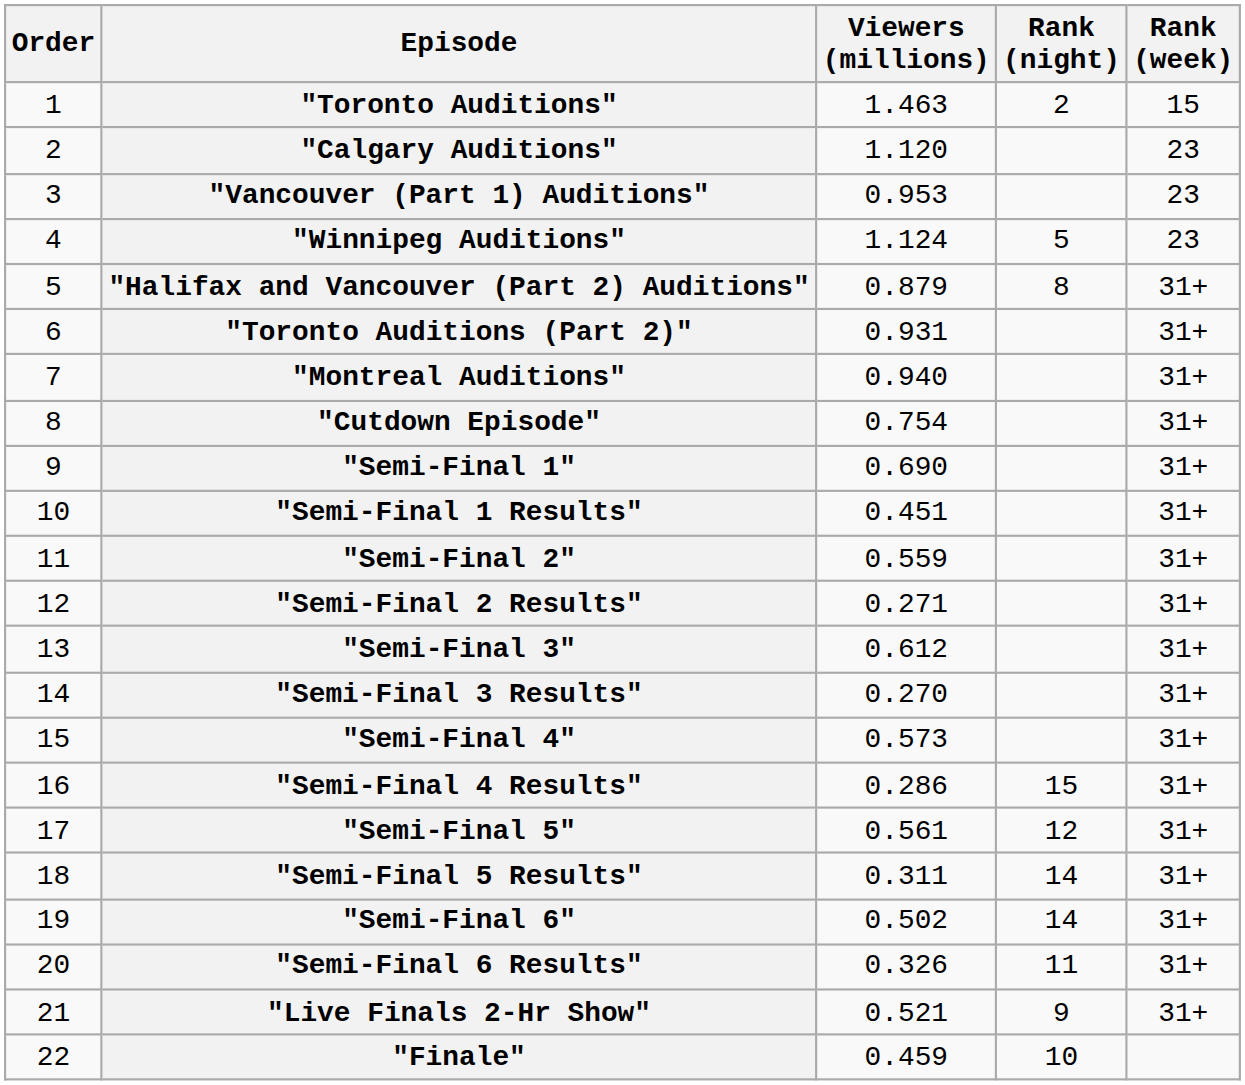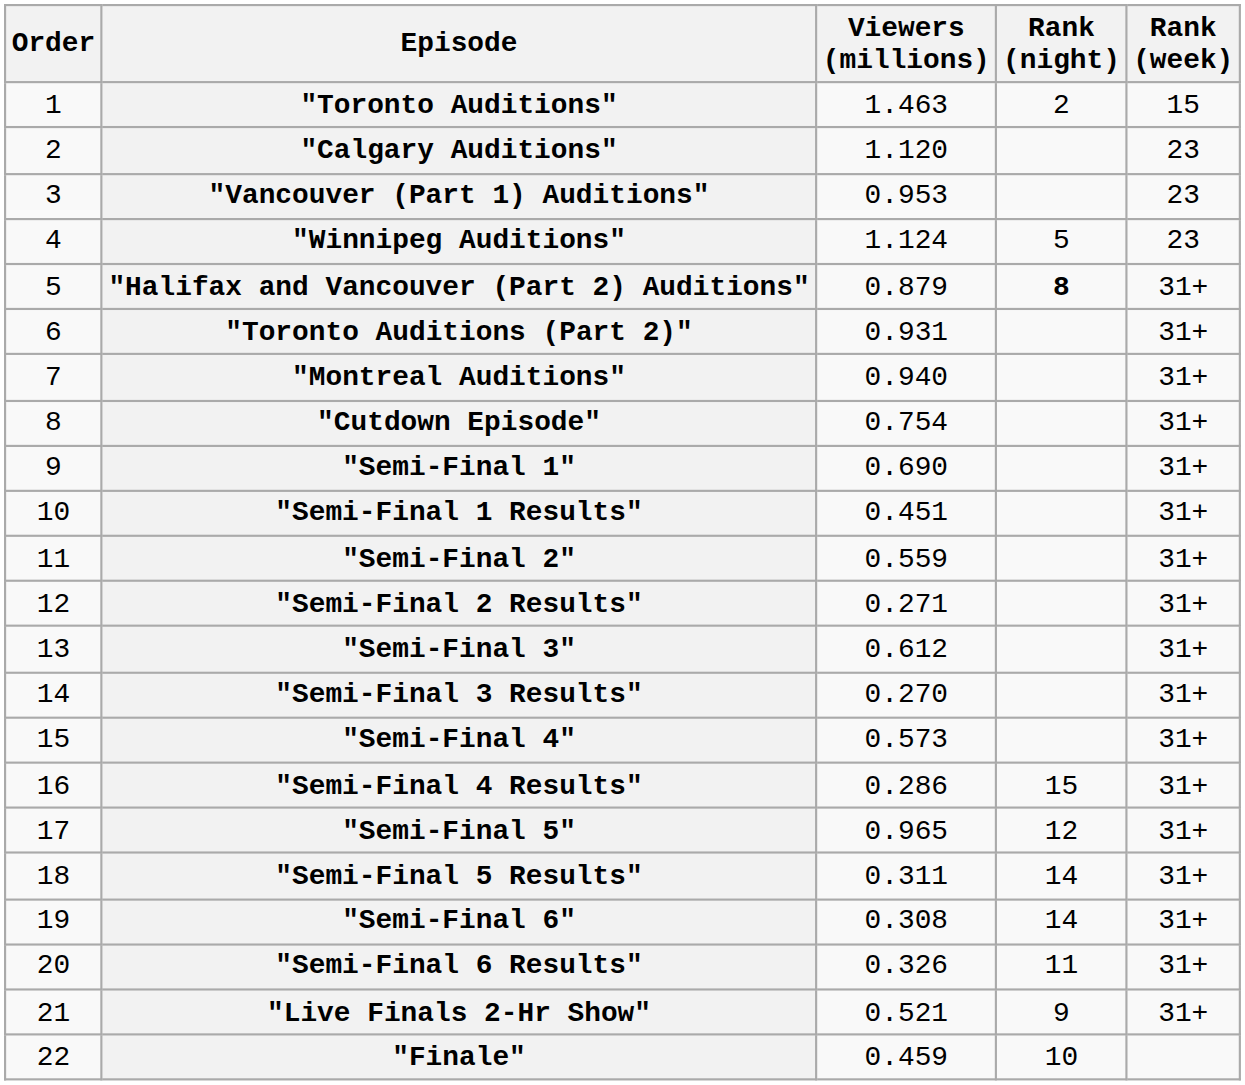(1061, 287) normal -> (1061, 287) bold
(906, 831) 0.561 -> (906, 831) 0.965
(906, 921) 0.502 -> (906, 921) 0.308
